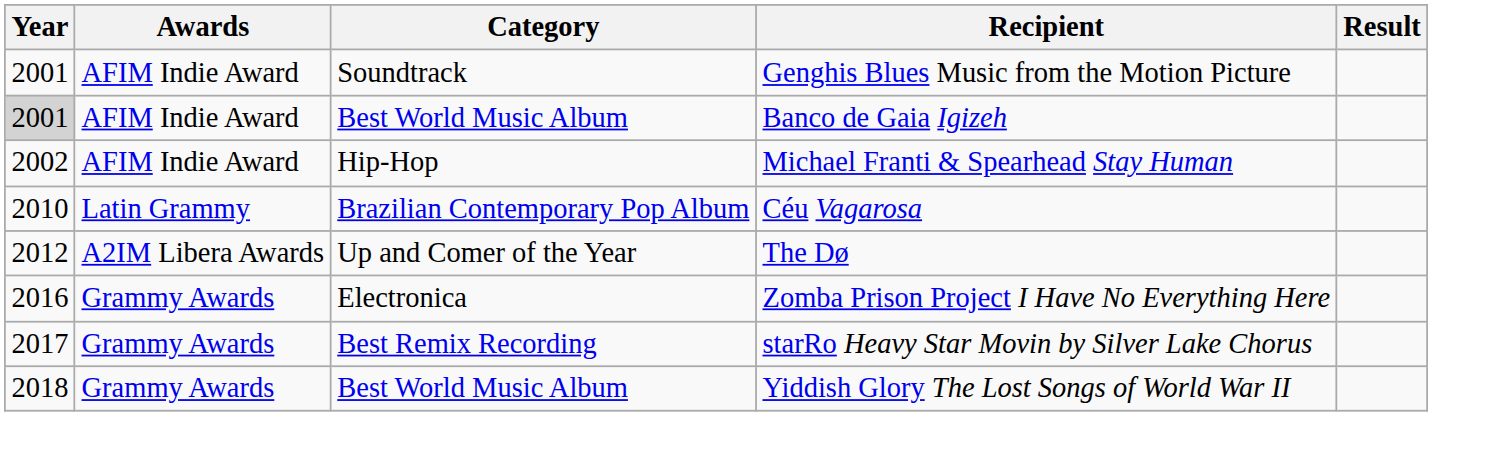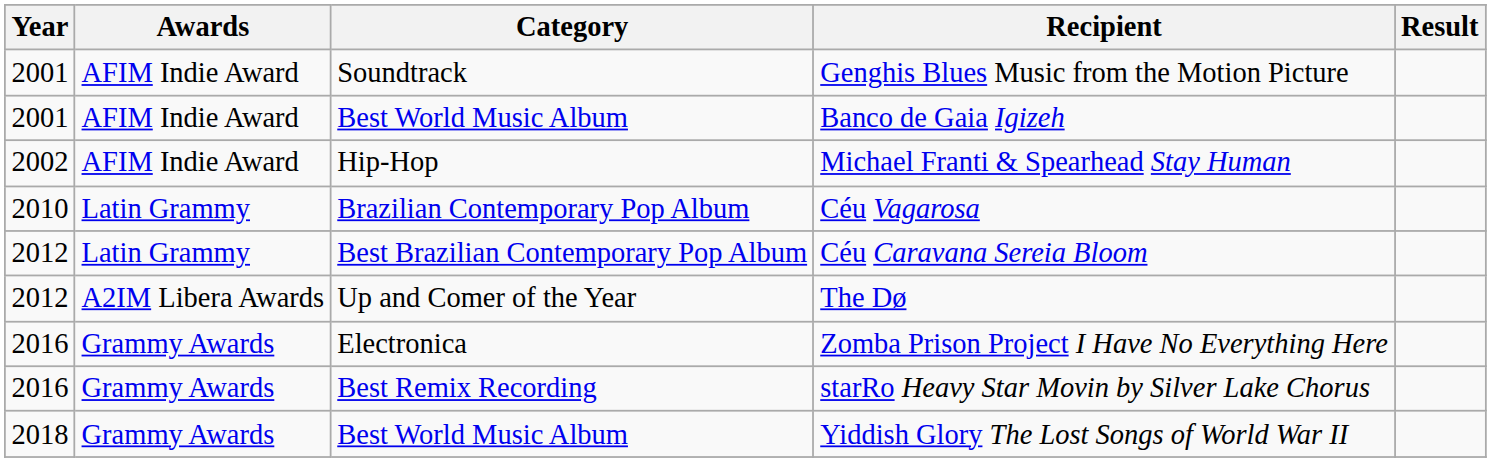(40, 117) lightgrey background -> (40, 117) no background
+ row: (984, 252)
(40, 343) 2017 -> (40, 388) 2016
